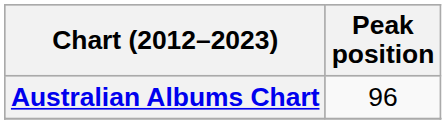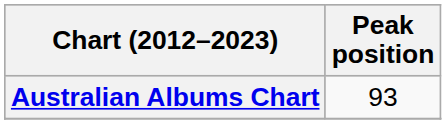(383, 97) 96 -> (383, 97) 93
